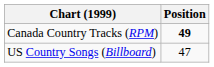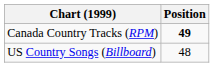(185, 52) 47 -> (185, 52) 48
